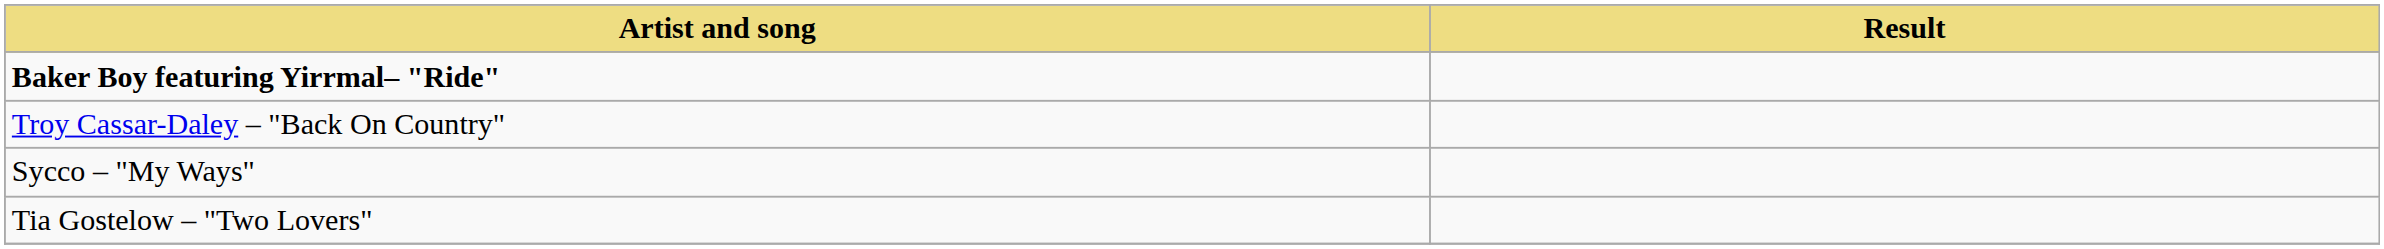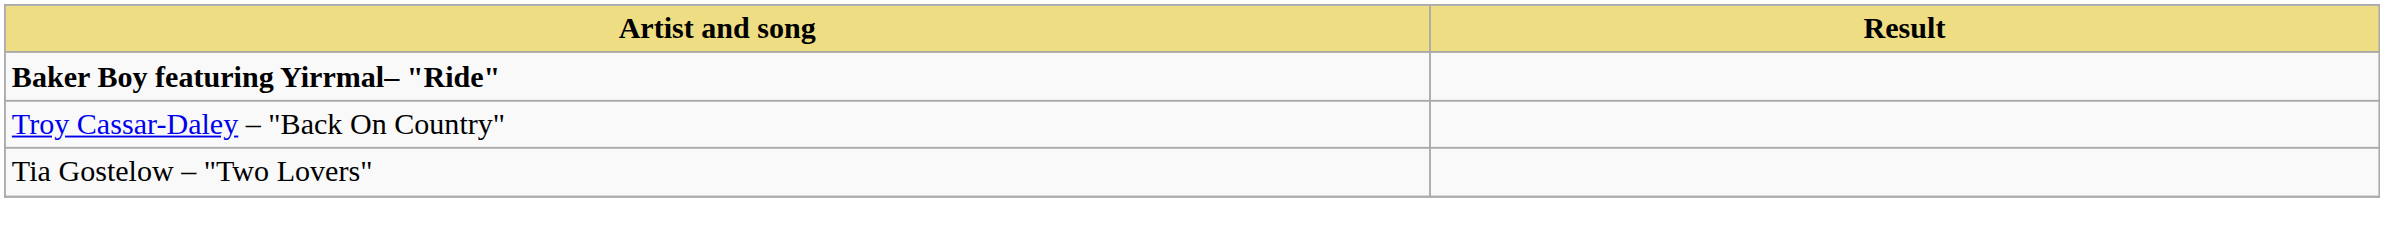- row: (133, 171)
